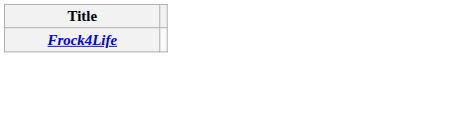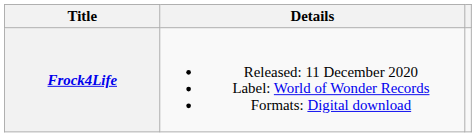+ column: (312, 16)
